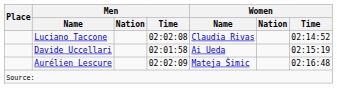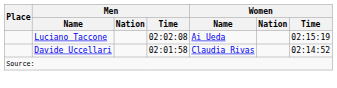(223, 37) Claudia Rivas -> (208, 37) Ai Ueda
(311, 37) 02:14:52 -> (311, 37) 02:15:19
(208, 50) Ai Ueda -> (223, 50) Claudia Rivas
(311, 50) 02:15:19 -> (311, 50) 02:14:52
- row: (73, 63)
